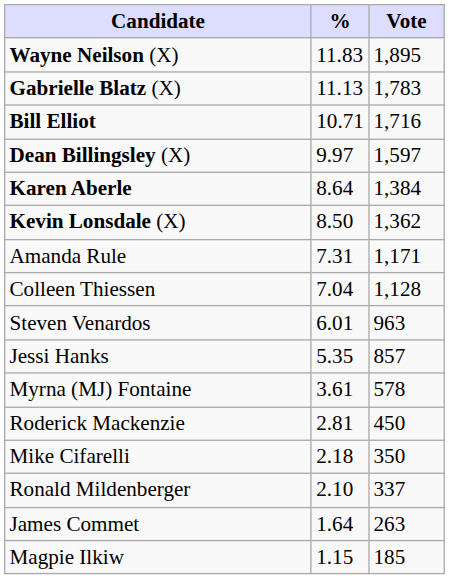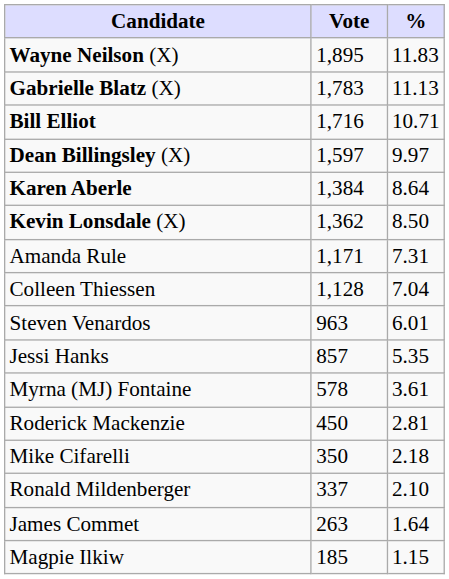columns swapped: (407, 21) <-> (340, 21)
